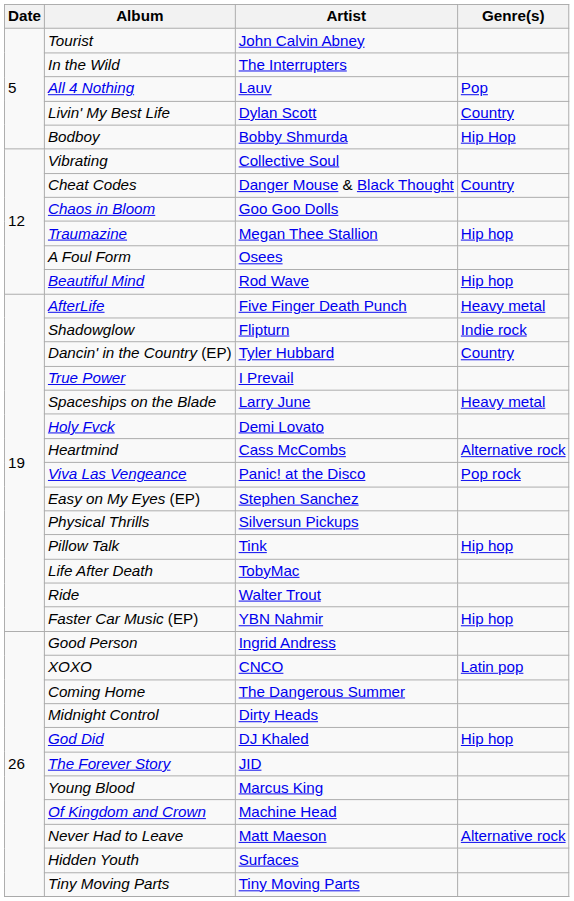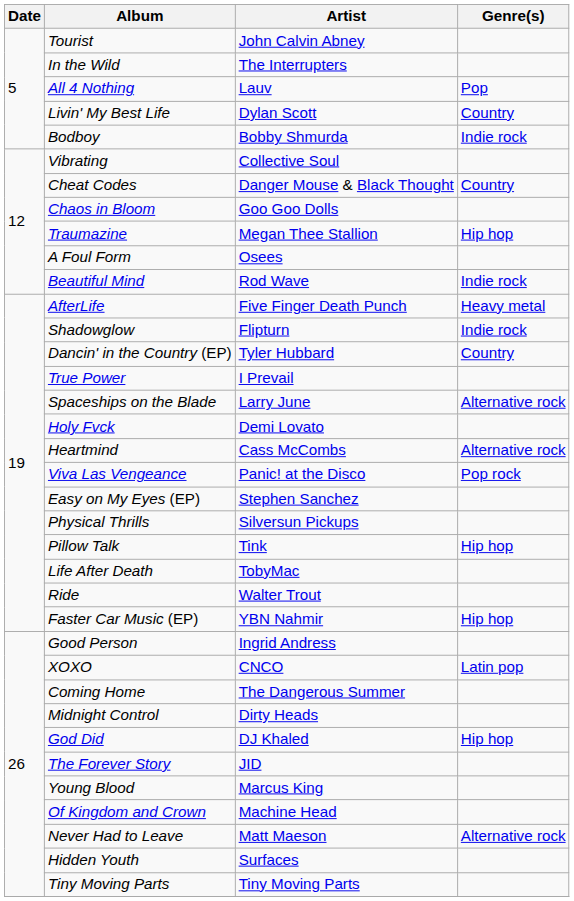(488, 137) Hip Hop -> (494, 137) Indie rock
(487, 281) Hip hop -> (494, 281) Indie rock
(503, 402) Heavy metal -> (513, 402) Alternative rock
